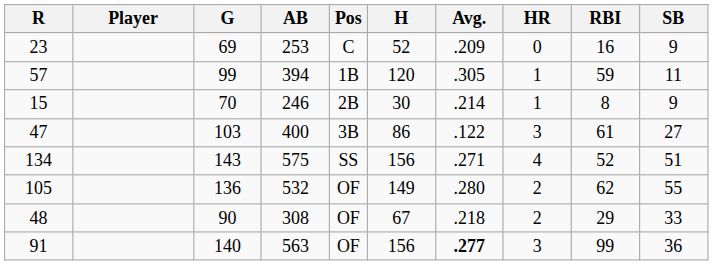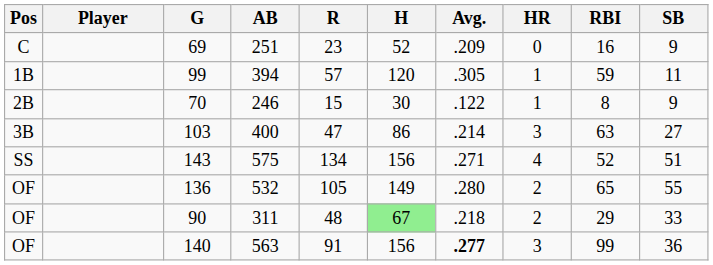columns swapped: (348, 18) <-> (39, 18)
(295, 47) 253 -> (265, 47) 251
(469, 103) .214 -> (469, 103) .122
(469, 132) .122 -> (469, 132) .214
(605, 132) 61 -> (605, 132) 63
(605, 189) 62 -> (605, 189) 65
(295, 217) 308 -> (265, 217) 311
(401, 217) no background -> (401, 217) lightgreen background
